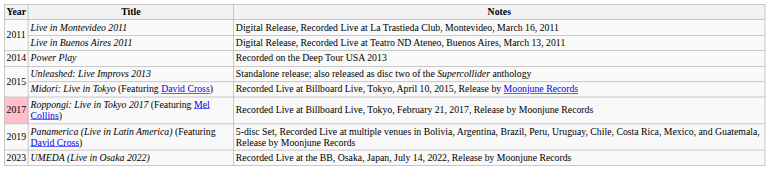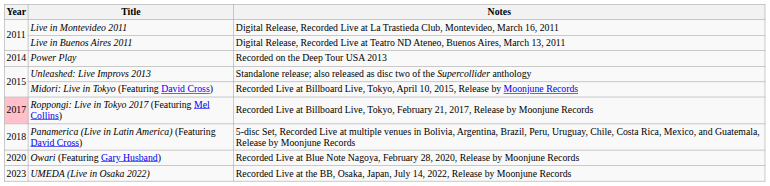(16, 137) 2019 -> (16, 137) 2018
+ row: (96, 158)
